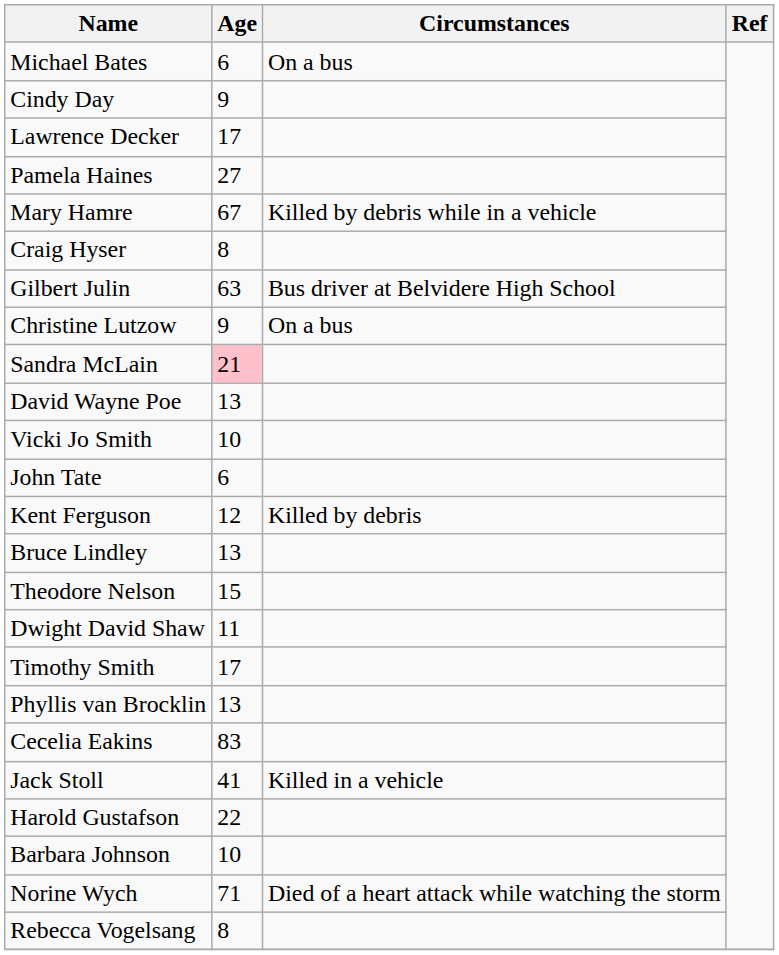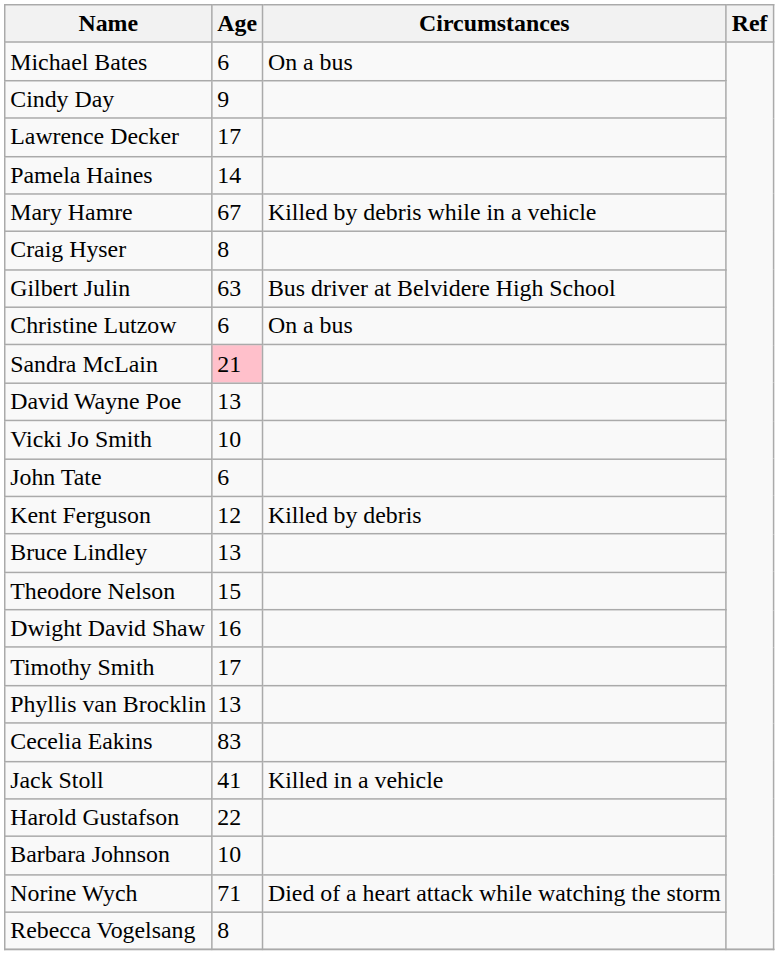(229, 174) 27 -> (229, 174) 14
(223, 325) 9 -> (223, 325) 6
(229, 628) 11 -> (229, 628) 16
